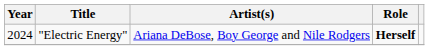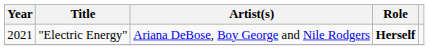(20, 34) 2024 -> (20, 34) 2021
